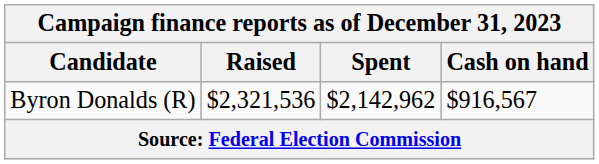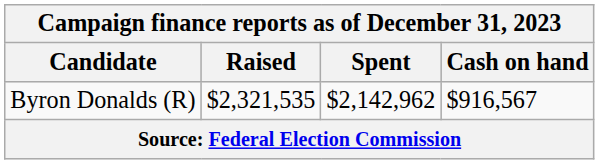(261, 100) $2,321,536 -> (261, 100) $2,321,535
